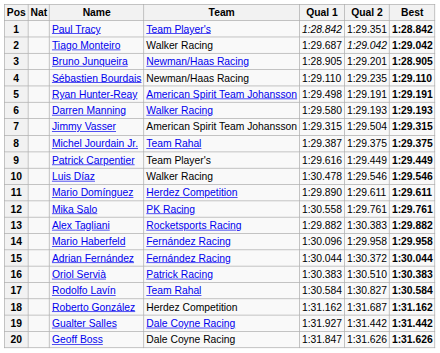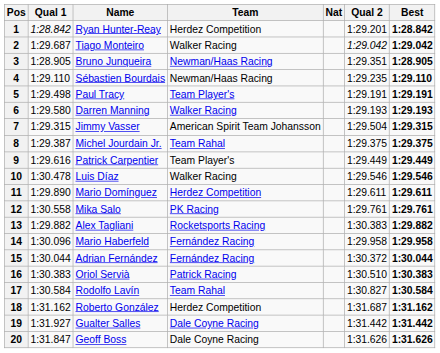columns swapped: (39, 13) <-> (322, 13)
(76, 29) Paul Tracy -> (118, 29) Ryan Hunter-Reay
(179, 29) Team Player's -> (216, 29) Herdez Competition
(367, 29) 1:29.351 -> (367, 29) 1:29.201
(367, 62) 1:29.201 -> (367, 62) 1:29.351
(95, 95) Ryan Hunter-Reay -> (100, 95) Paul Tracy
(222, 95) American Spirit Team Johansson -> (202, 95) Team Player's
